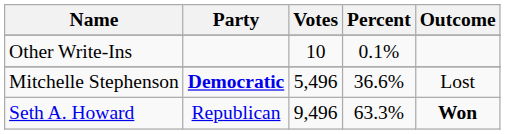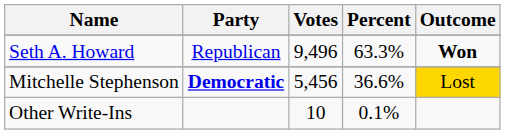rows swapped: (72, 112) <-> (71, 50)
(316, 81) 5,496 -> (316, 81) 5,456
(458, 81) no background -> (458, 81) gold background
